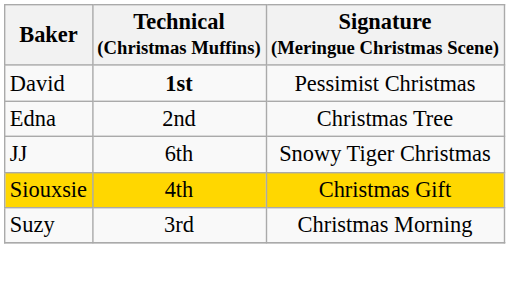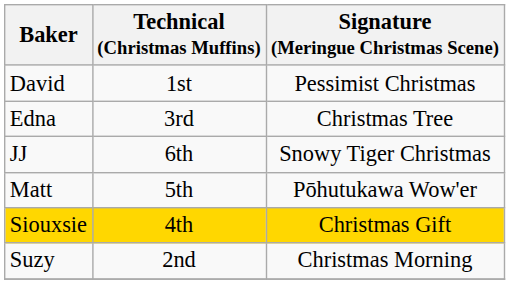(179, 82) bold -> (179, 82) normal
(179, 118) 2nd -> (179, 118) 3rd
+ row: (31, 189)
(179, 225) 3rd -> (179, 260) 2nd
